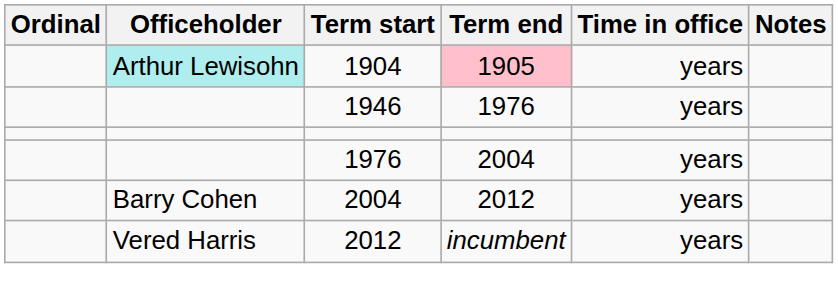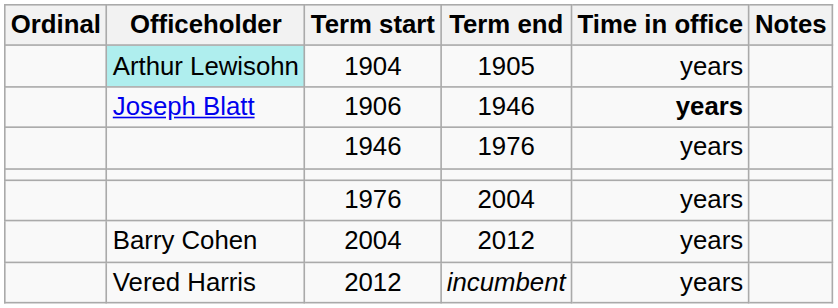(506, 65) pink background -> (506, 65) no background
+ row: (373, 106)
